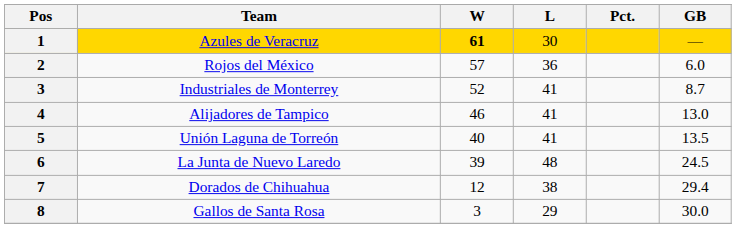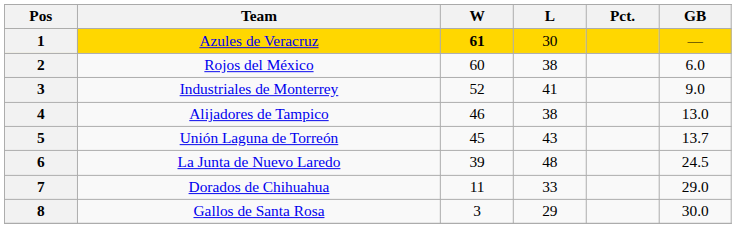(477, 65) 57 -> (477, 65) 60
(550, 65) 36 -> (550, 65) 38
(695, 89) 8.7 -> (695, 89) 9.0
(550, 114) 41 -> (550, 114) 38
(477, 138) 40 -> (477, 138) 45
(550, 138) 41 -> (550, 138) 43
(695, 138) 13.5 -> (695, 138) 13.7
(477, 187) 12 -> (477, 187) 11
(550, 187) 38 -> (550, 187) 33
(695, 187) 29.4 -> (695, 187) 29.0
